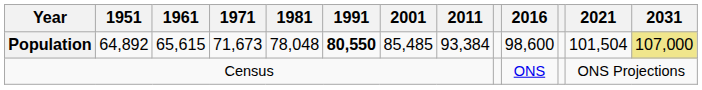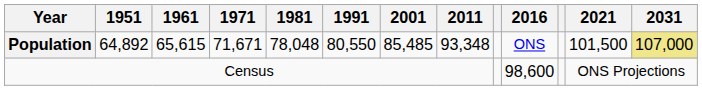(238, 45) 71,673 -> (238, 45) 71,671
(351, 45) bold -> (351, 45) normal
(465, 45) 93,384 -> (465, 45) 93,348
(529, 45) 98,600 -> (529, 44) ONS
(598, 45) 101,504 -> (598, 45) 101,500
(529, 71) ONS -> (529, 72) 98,600
